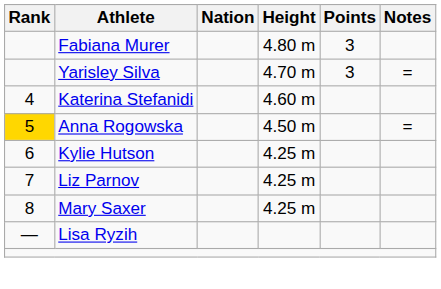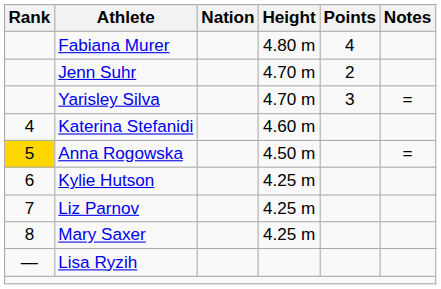(350, 45) 3 -> (350, 45) 4
+ row: (97, 72)
